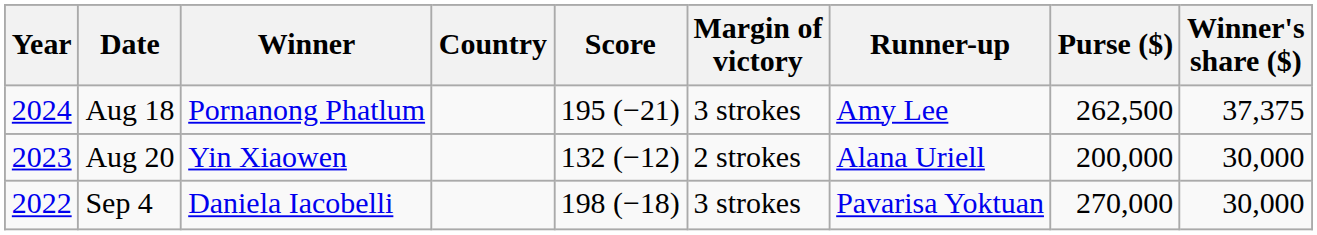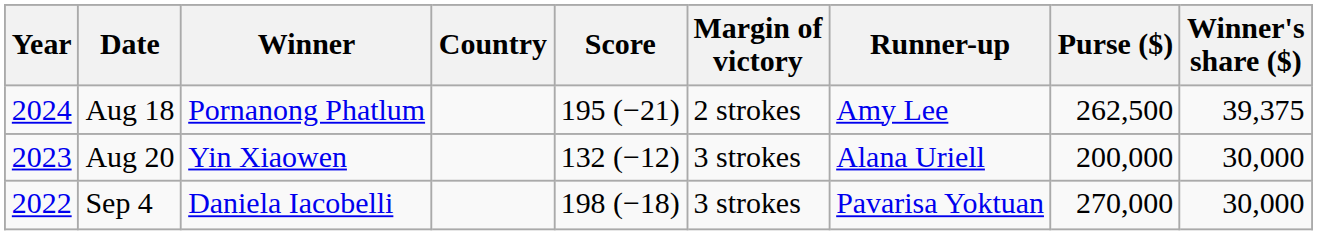(747, 109) 3 strokes -> (747, 109) 2 strokes
(1263, 109) 37,375 -> (1263, 109) 39,375
(747, 156) 2 strokes -> (747, 156) 3 strokes
